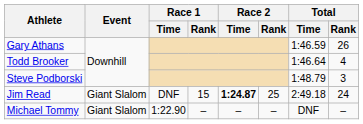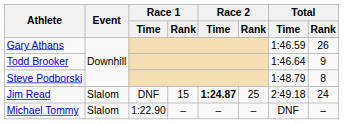(343, 62) 4 -> (323, 62) 9
(343, 78) 3 -> (323, 78) 8
(117, 95) Giant Slalom -> (103, 95) Slalom
(117, 111) Giant Slalom -> (103, 111) Slalom
